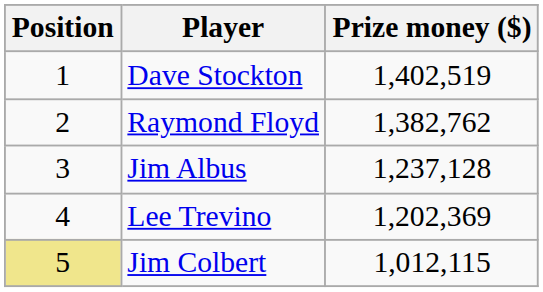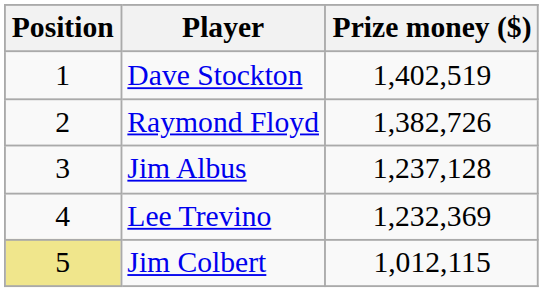(432, 121) 1,382,762 -> (432, 121) 1,382,726
(432, 215) 1,202,369 -> (432, 215) 1,232,369
